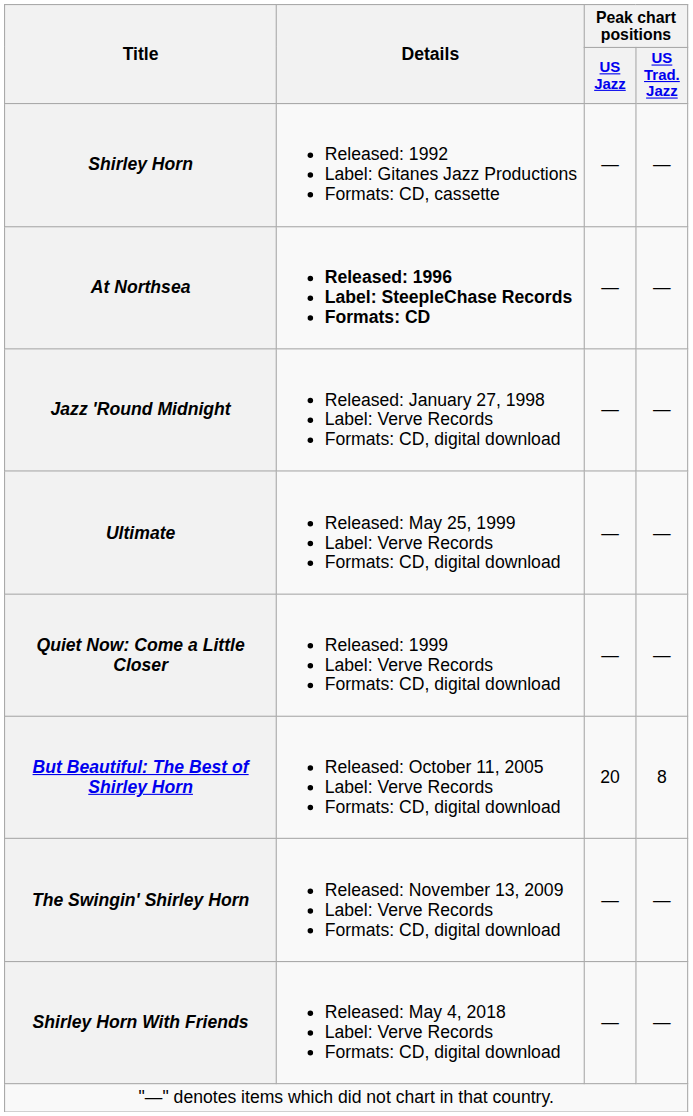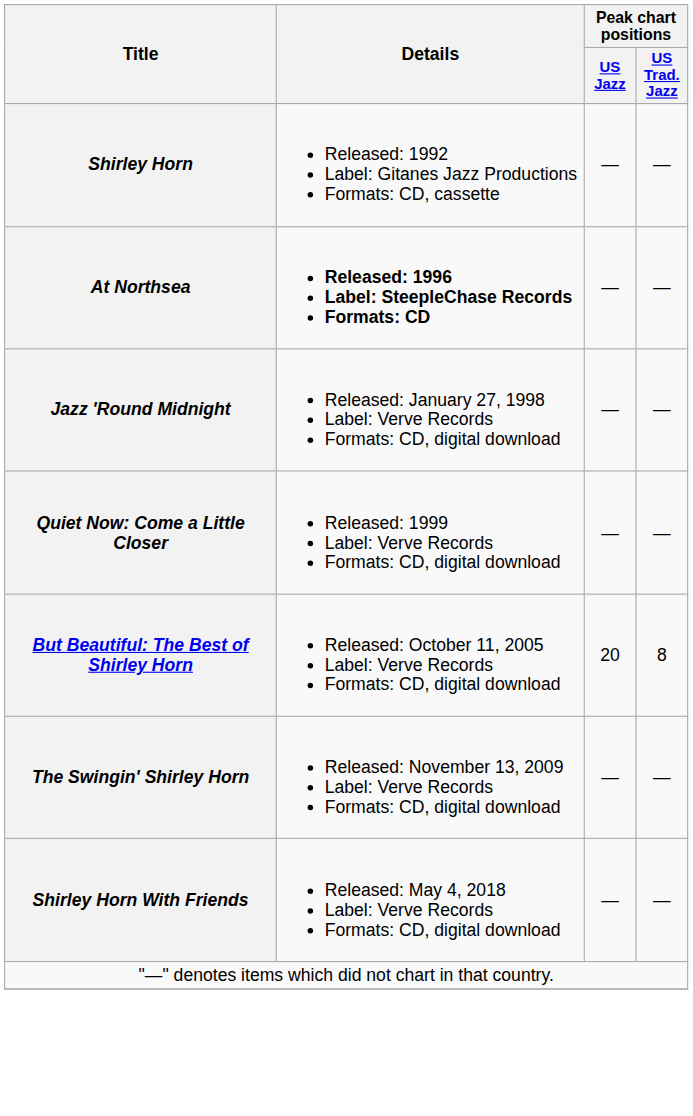- row: (141, 532)
